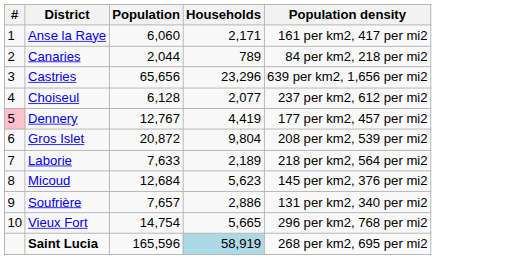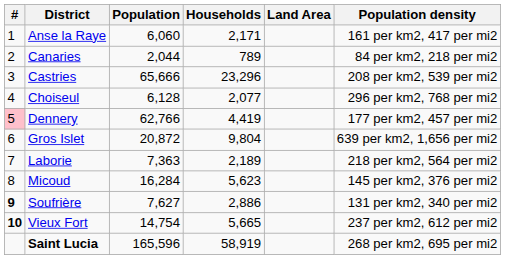+ column: (299, 14)
(160, 77) 65,656 -> (160, 77) 65,666
(347, 77) 639 per km2, 1,656 per mi2 -> (423, 77) 208 per km2, 539 per mi2
(353, 98) 237 per km2, 612 per mi2 -> (423, 98) 296 per km2, 768 per mi2
(160, 118) 12,767 -> (160, 118) 62,766
(353, 139) 208 per km2, 539 per mi2 -> (417, 139) 639 per km2, 1,656 per mi2
(164, 160) 7,633 -> (164, 160) 7,363
(160, 181) 12,684 -> (160, 181) 16,284
(11, 202) normal -> (11, 202) bold
(164, 202) 7,657 -> (164, 202) 7,627
(15, 222) normal -> (15, 222) bold
(353, 222) 296 per km2, 768 per mi2 -> (423, 222) 237 per km2, 612 per mi2
(241, 243) lightblue background -> (241, 243) no background
